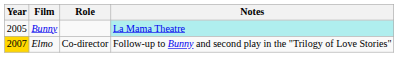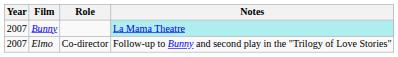(17, 28) 2005 -> (17, 28) 2007
(17, 44) gold background -> (17, 44) no background
